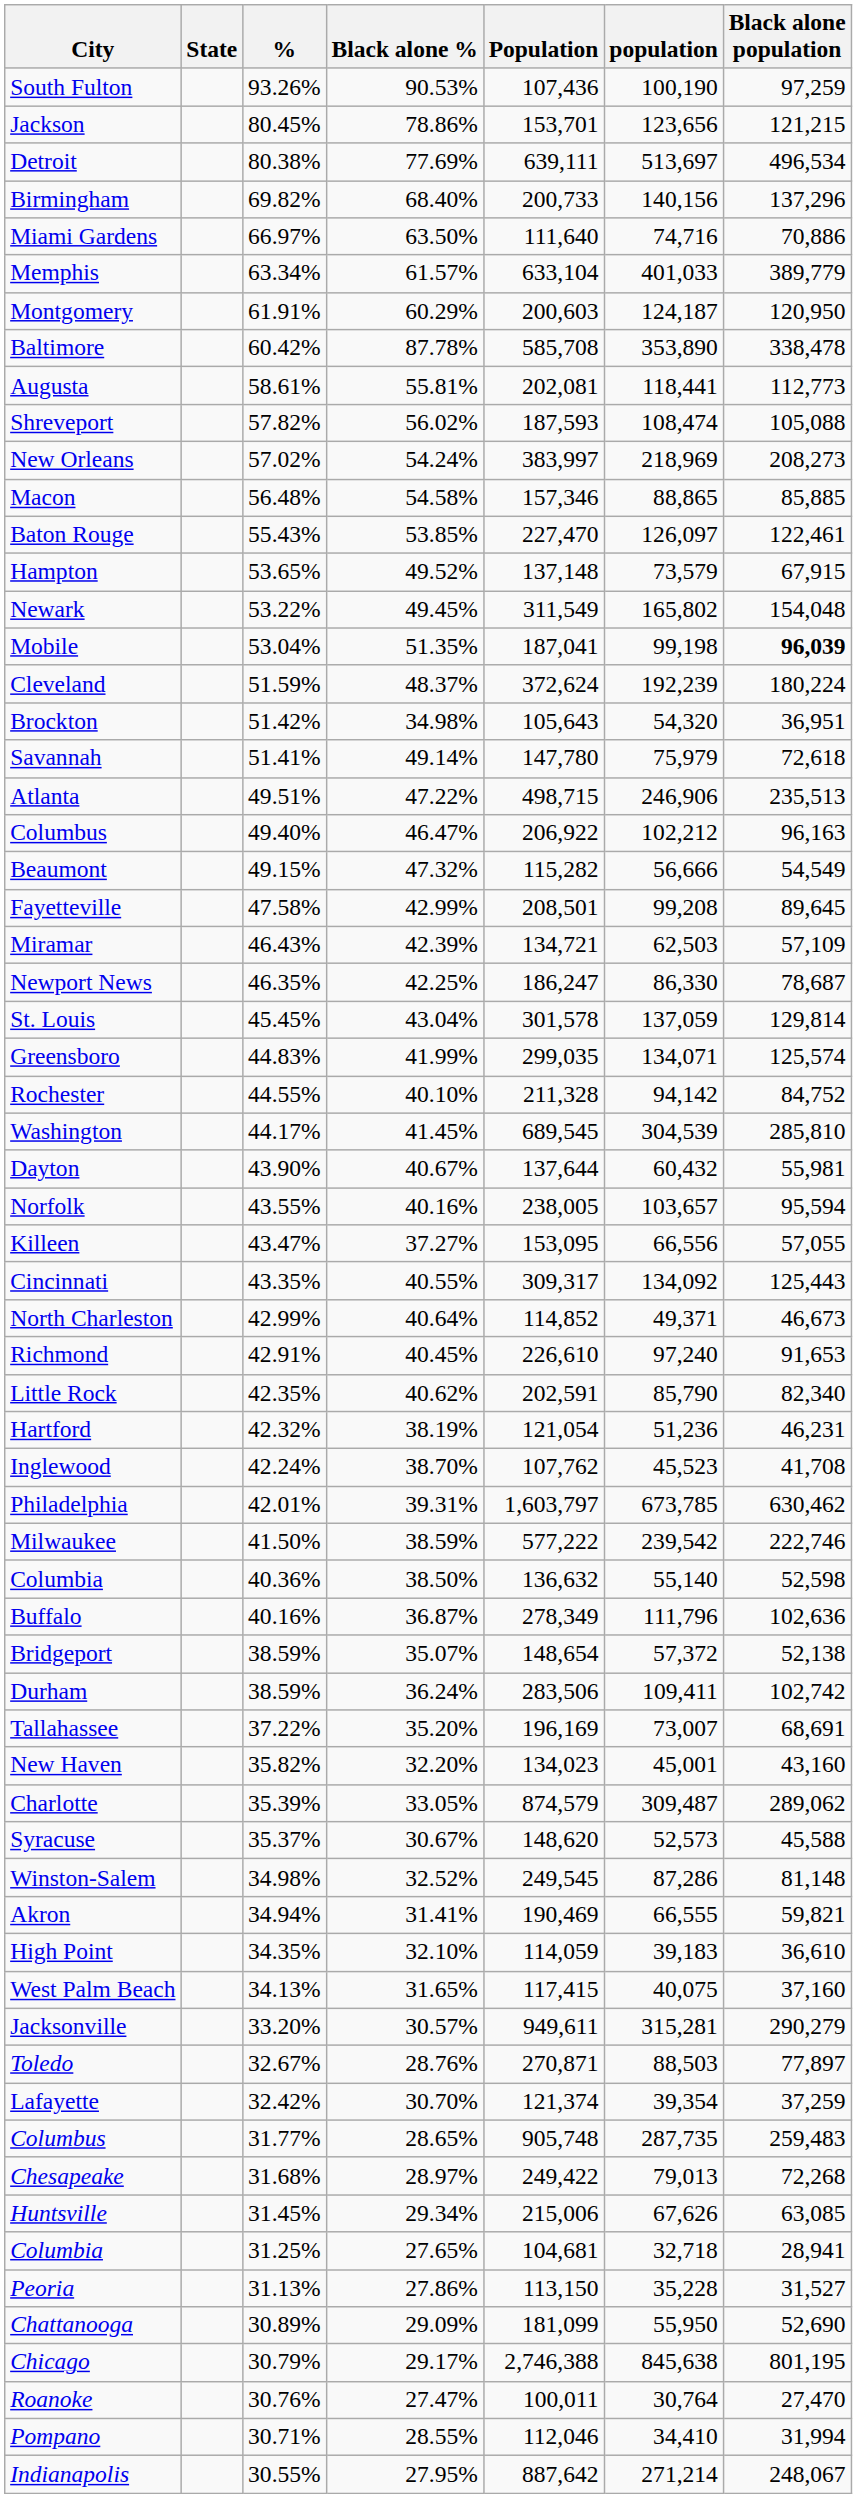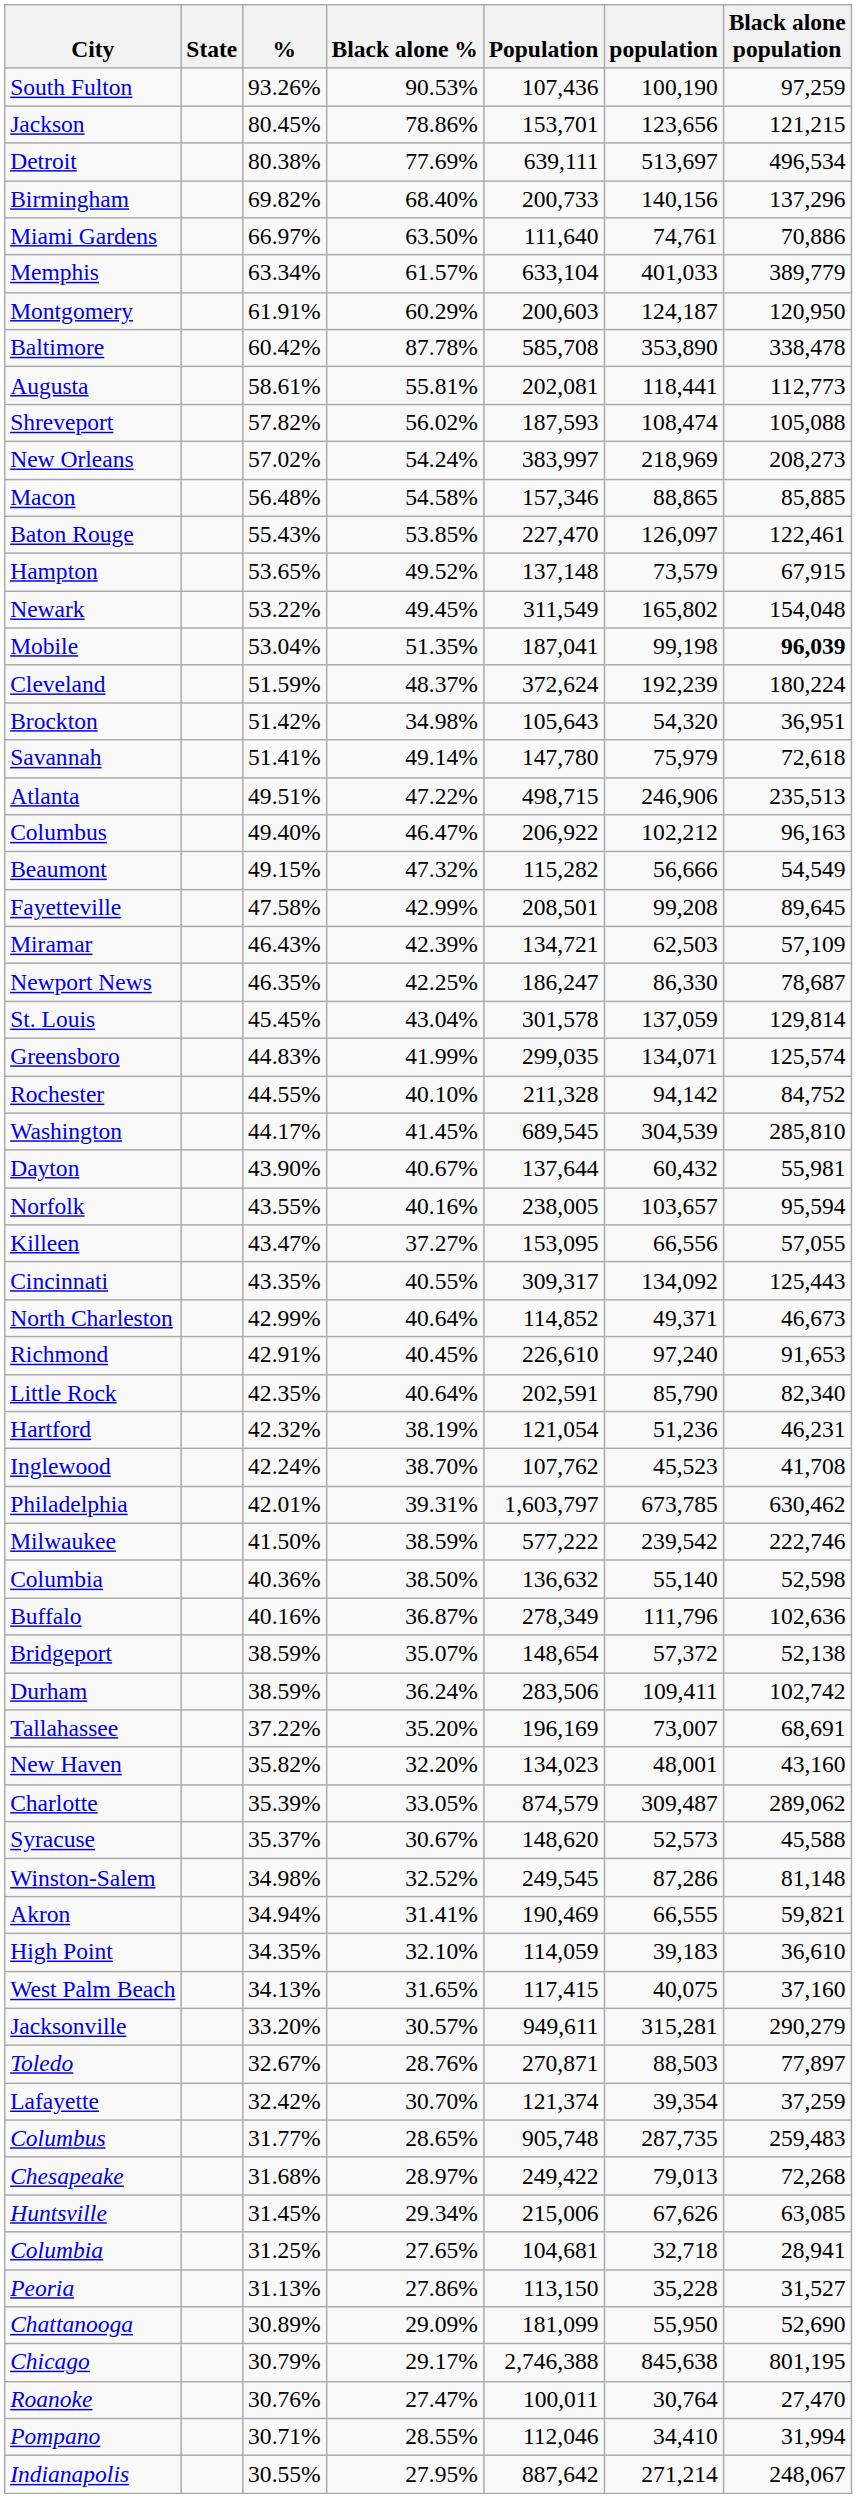(685, 236) 74,716 -> (685, 236) 74,761
(442, 1392) 40.62% -> (442, 1392) 40.64%
(685, 1765) 45,001 -> (685, 1765) 48,001
